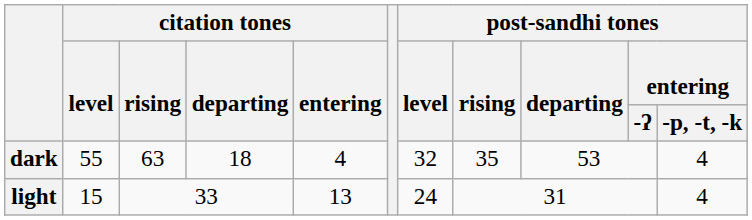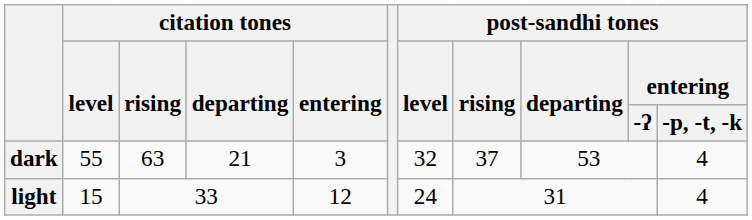(240, 159) 18 -> (240, 159) 21
(340, 159) 4 -> (340, 159) 3
(487, 159) 35 -> (487, 159) 37
(340, 196) 13 -> (340, 196) 12
